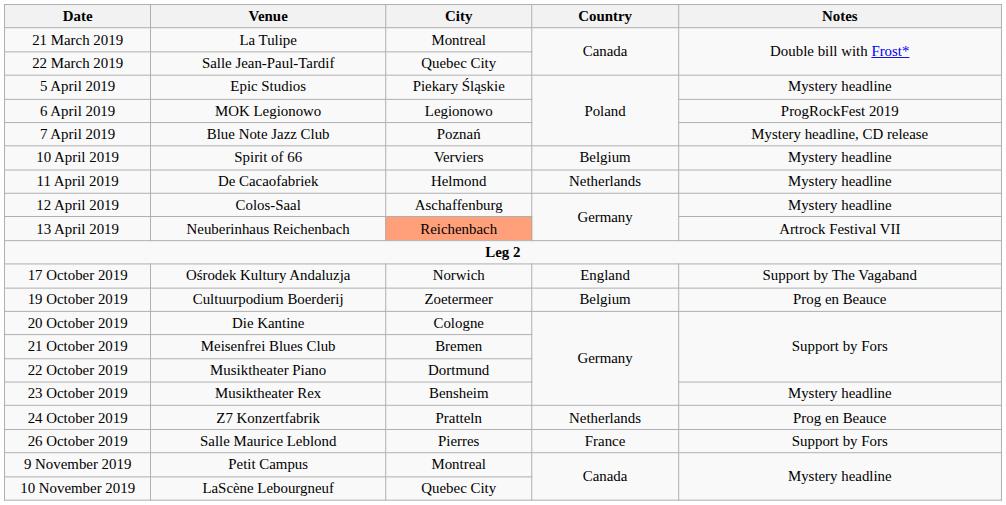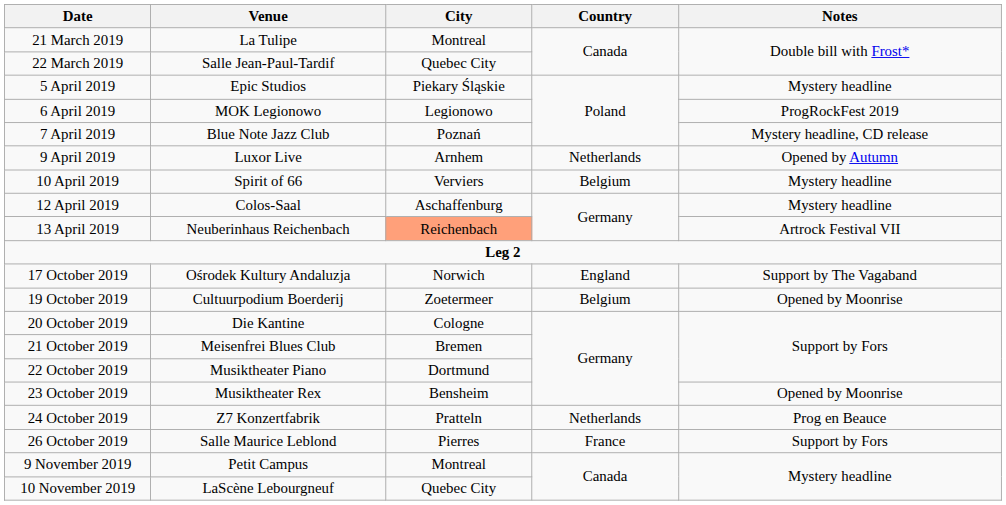+ row: (78, 157)
- row: (78, 181)
(840, 299) Prog en Beauce -> (840, 299) Opened by Moonrise
(840, 393) Mystery headline -> (840, 393) Opened by Moonrise
